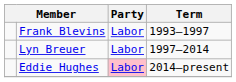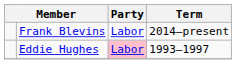(179, 31) 1993–1997 -> (189, 31) 2014–present
- row: (52, 49)
(189, 67) 2014–present -> (179, 49) 1993–1997
